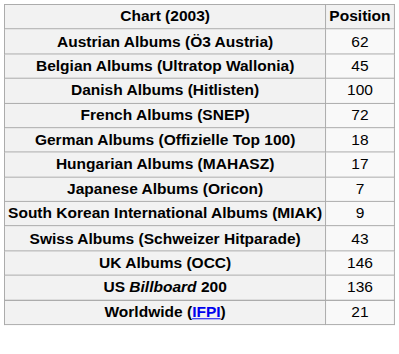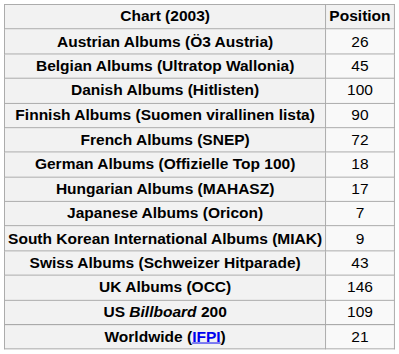(360, 41) 62 -> (360, 41) 26
+ row: (165, 115)
(360, 287) 136 -> (360, 312) 109
